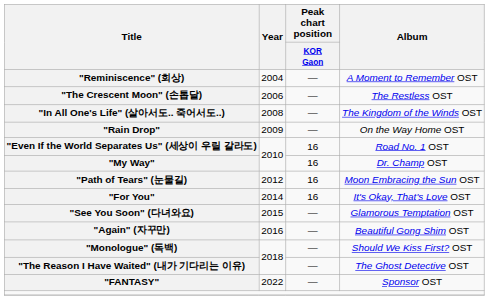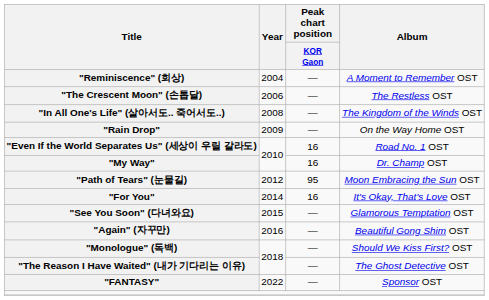(313, 180) 16 -> (313, 180) 95
